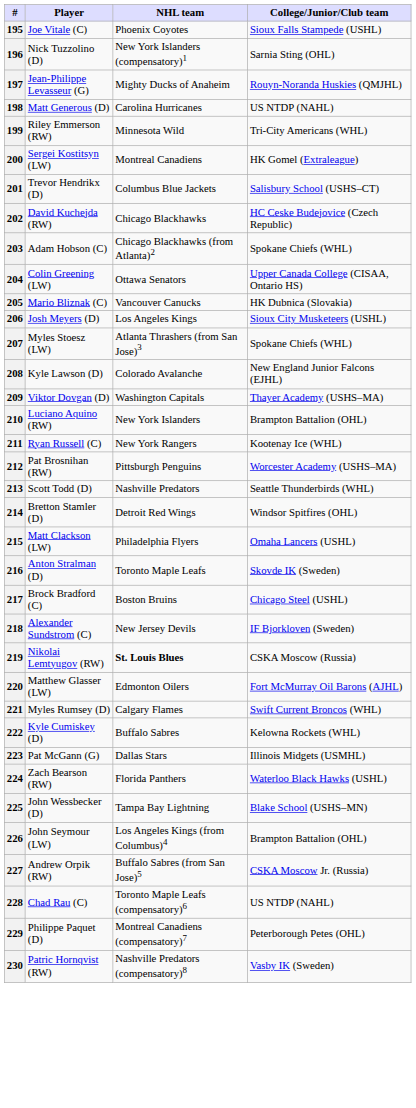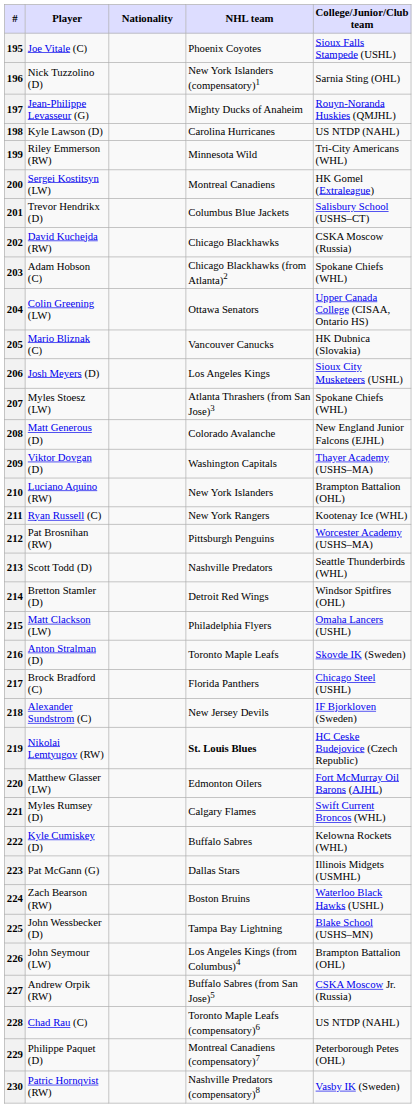+ column: (147, 19)
(69, 108) Matt Generous (D) -> (65, 132) Kyle Lawson (D)
(314, 218) HC Ceske Budejovice (Czech Republic) -> (349, 242) CSKA Moscow (Russia)
(65, 374) Kyle Lawson (D) -> (60, 434) Matt Generous (D)
(146, 599) Boston Bruins -> (224, 684) Florida Panthers
(303, 657) CSKA Moscow (Russia) -> (357, 748) HC Ceske Budejovice (Czech Republic)
(151, 778) Florida Panthers -> (219, 899) Boston Bruins
